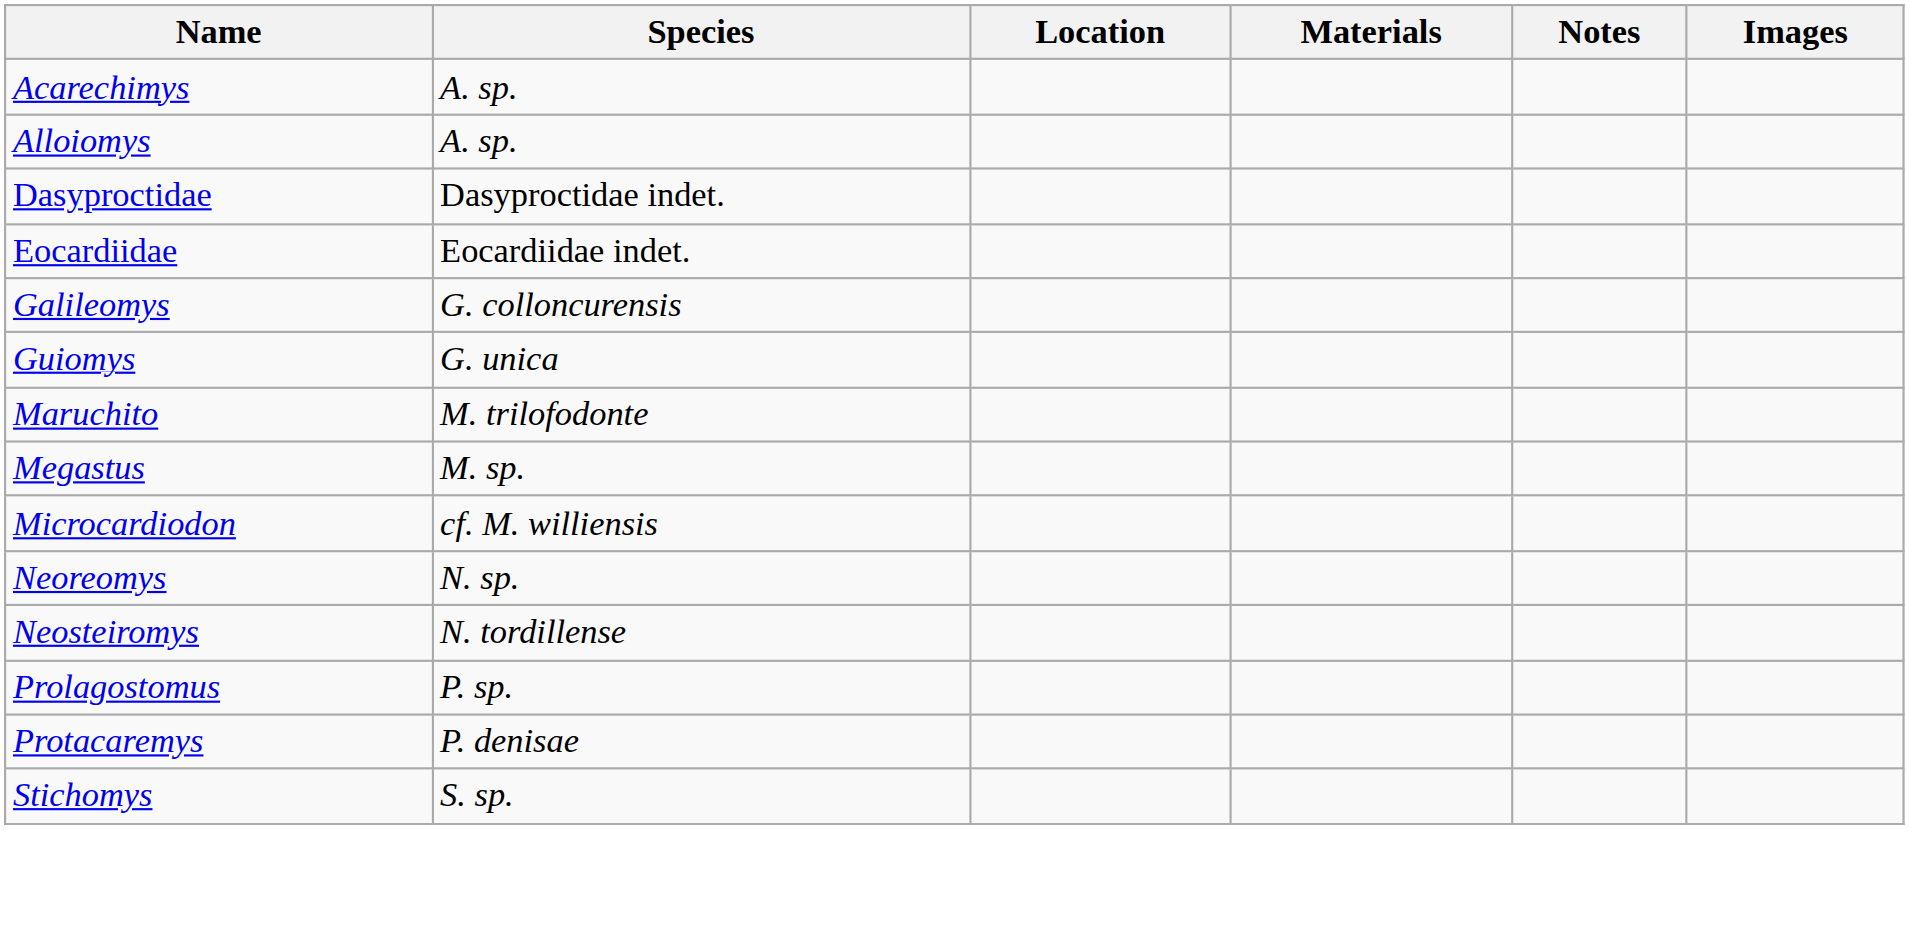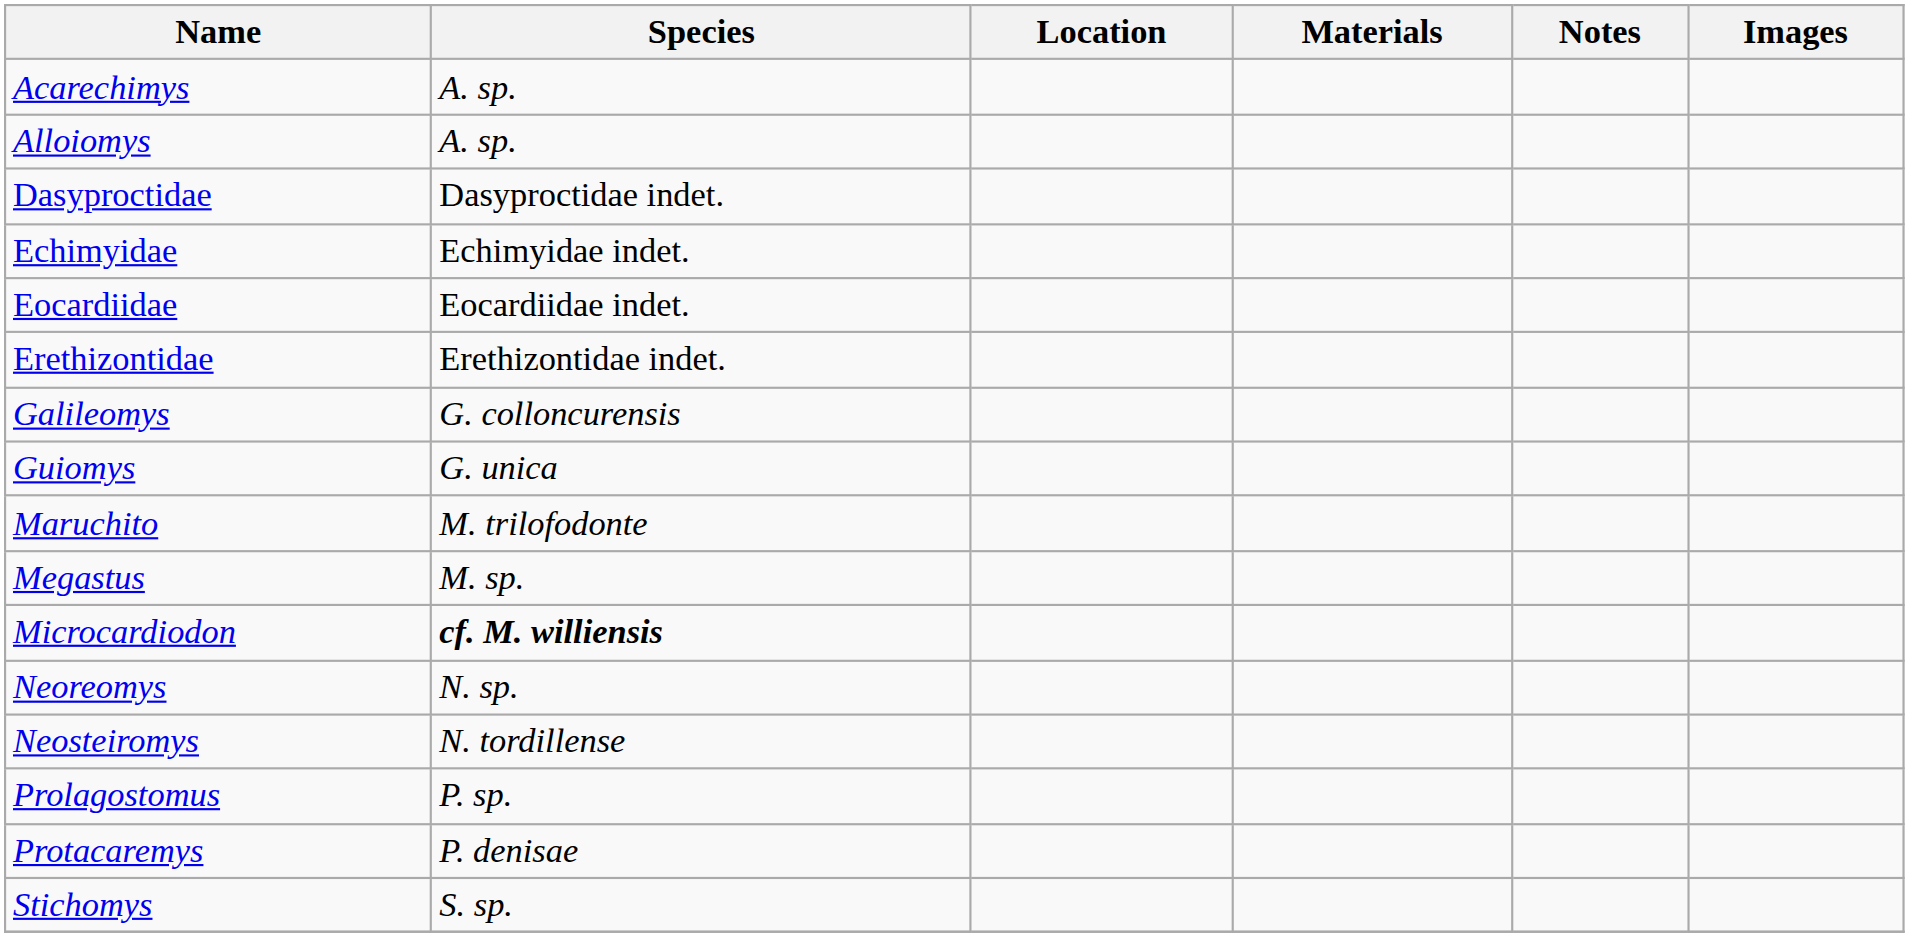+ row: (95, 250)
+ row: (113, 359)
(549, 522) normal -> (551, 631) bold
